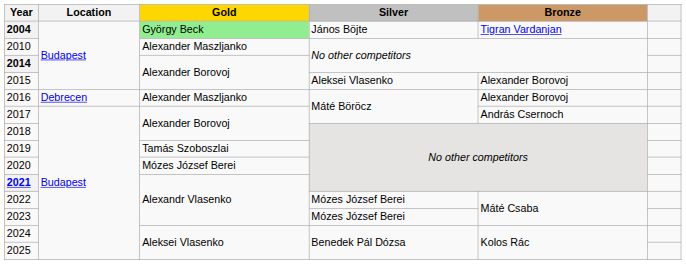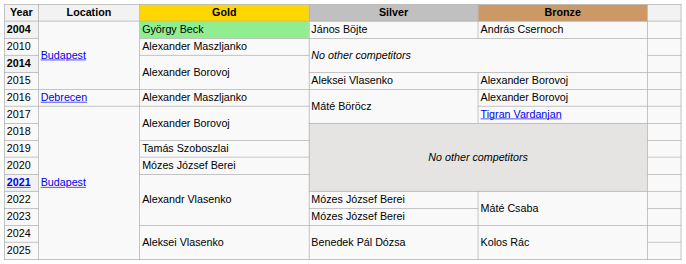(521, 30) Tigran Vardanjan -> (522, 30) András Csernoch
(522, 115) András Csernoch -> (521, 115) Tigran Vardanjan
